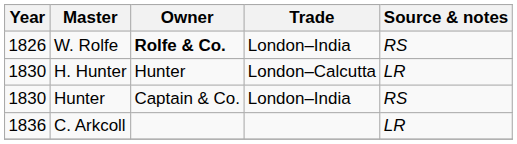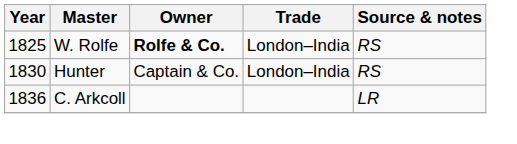(27, 44) 1826 -> (27, 44) 1825
- row: (90, 71)
